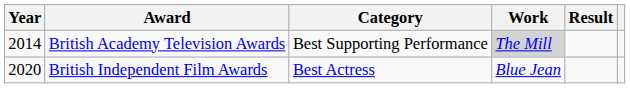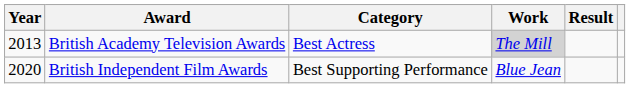(25, 43) 2014 -> (25, 43) 2013
(390, 43) Best Supporting Performance -> (334, 43) Best Actress
(334, 69) Best Actress -> (390, 69) Best Supporting Performance
